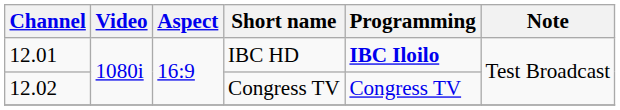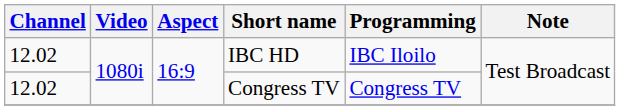(33, 54) 12.01 -> (33, 54) 12.02
(394, 54) bold -> (393, 54) normal
